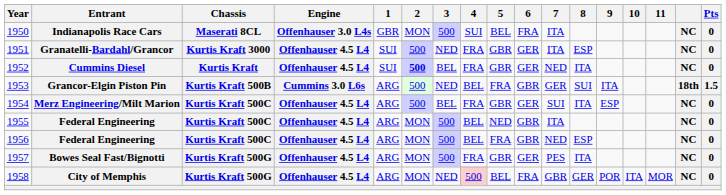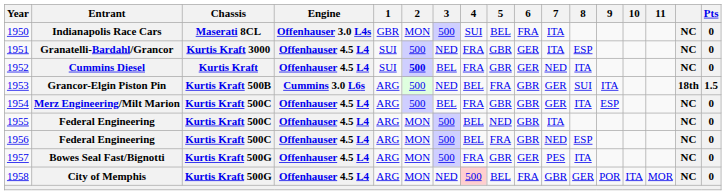(528, 104) GER -> (528, 104) GBR
(556, 104) SUI -> (556, 104) GER
